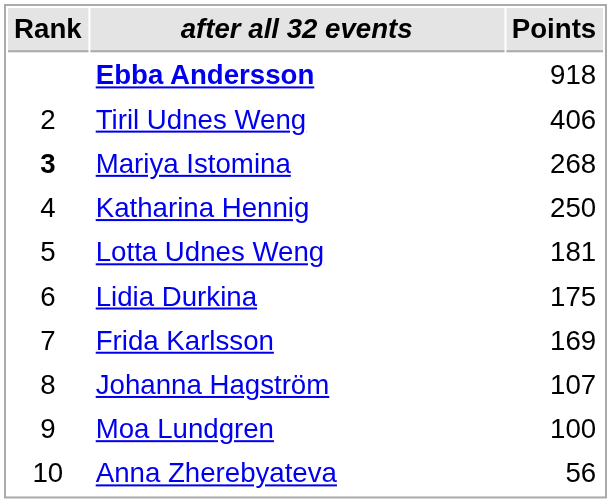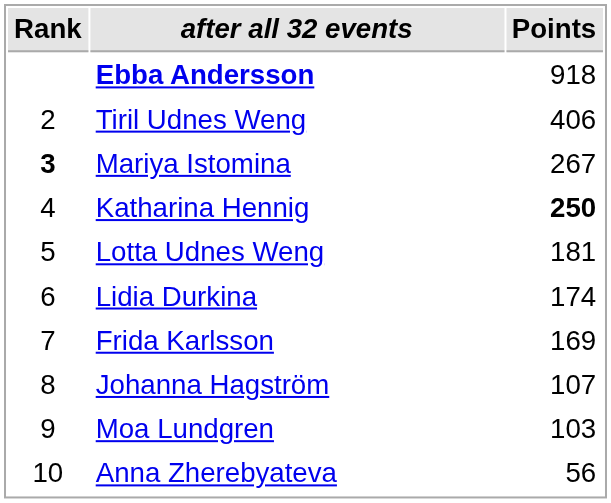(573, 164) 268 -> (573, 164) 267
(573, 208) normal -> (573, 208) bold
(573, 296) 175 -> (573, 296) 174
(573, 429) 100 -> (573, 429) 103
